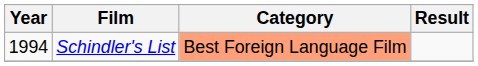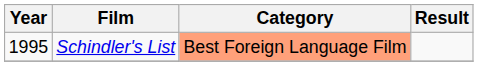(28, 46) 1994 -> (28, 46) 1995
